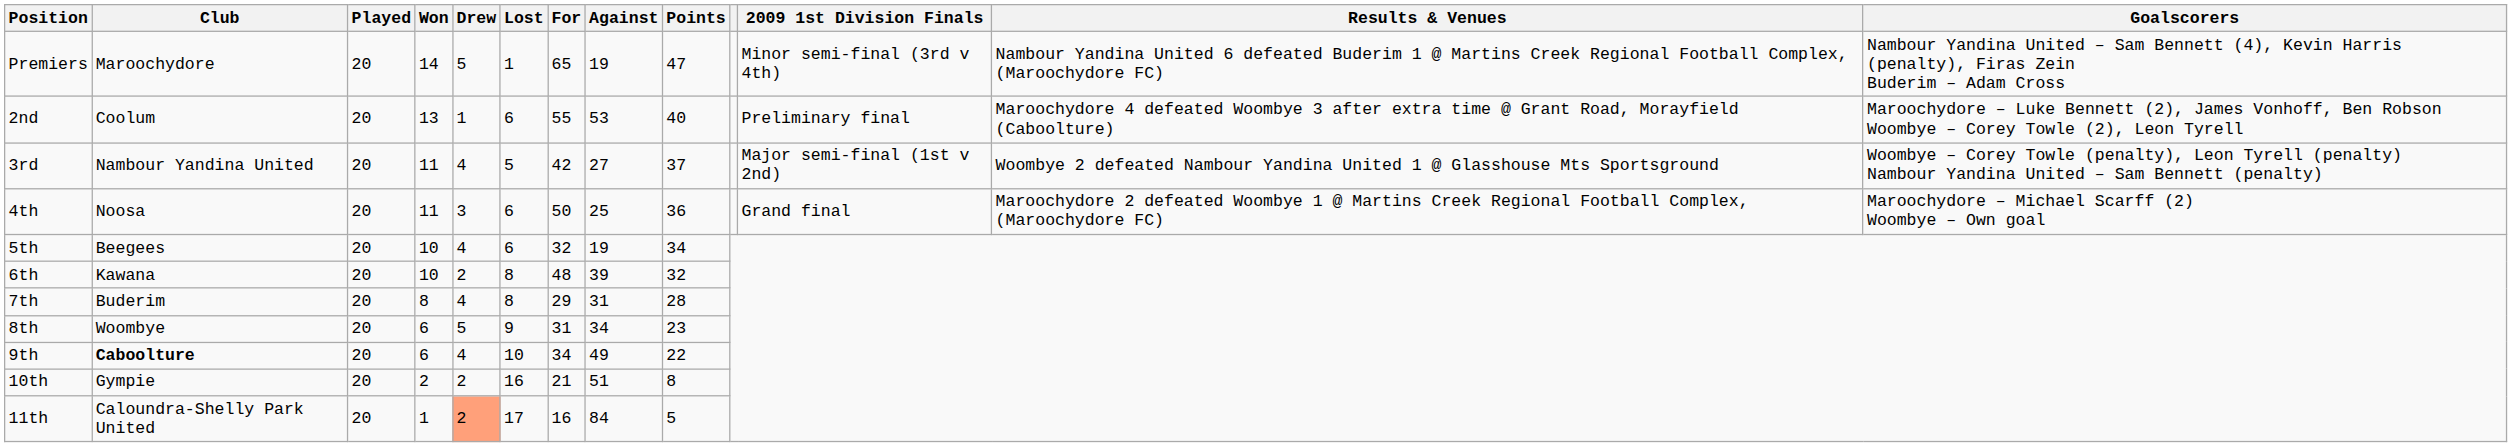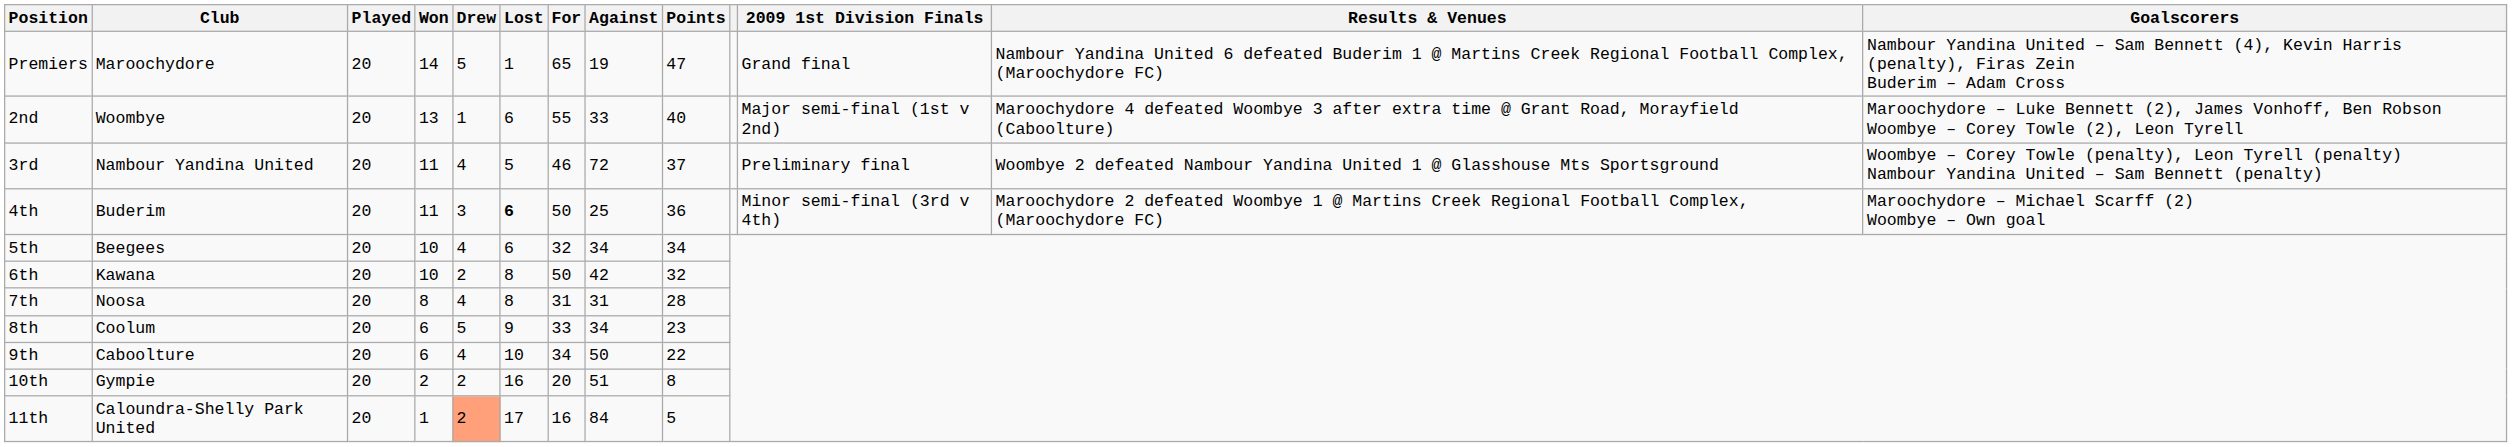(855, 64) Minor semi-final (3rd v 4th) -> (796, 64) Grand final
(125, 120) Coolum -> (130, 120) Woombye
(599, 120) 53 -> (599, 120) 33
(826, 120) Preliminary final -> (855, 120) Major semi-final (1st v 2nd)
(561, 165) 42 -> (561, 165) 46
(599, 165) 27 -> (599, 165) 72
(855, 165) Major semi-final (1st v 2nd) -> (826, 165) Preliminary final
(120, 211) Noosa -> (130, 211) Buderim
(509, 211) normal -> (509, 211) bold
(796, 211) Grand final -> (855, 211) Minor semi-final (3rd v 4th)
(599, 248) 19 -> (599, 248) 34
(561, 275) 48 -> (561, 275) 50
(599, 275) 39 -> (599, 275) 42
(130, 302) Buderim -> (120, 302) Noosa
(561, 302) 29 -> (561, 302) 31
(130, 329) Woombye -> (125, 329) Coolum
(561, 329) 31 -> (561, 329) 33
(145, 356) bold -> (145, 356) normal
(599, 356) 49 -> (599, 356) 50
(561, 382) 21 -> (561, 382) 20
